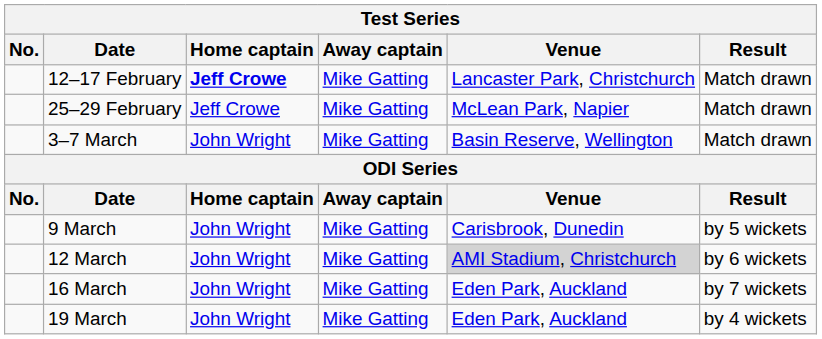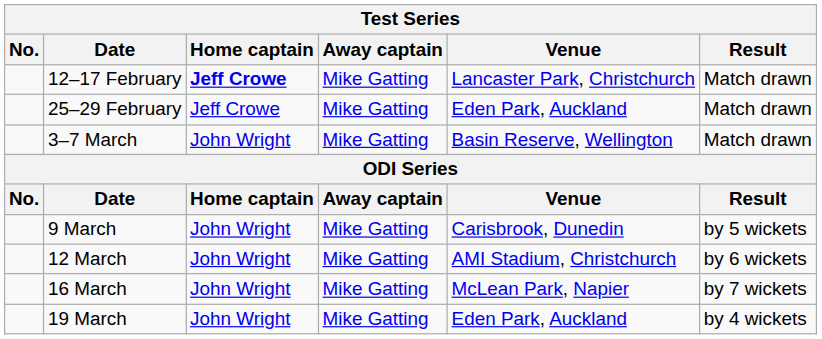(540, 109) McLean Park, Napier -> (539, 109) Eden Park, Auckland
(564, 259) lightgrey background -> (564, 259) no background
(539, 288) Eden Park, Auckland -> (540, 288) McLean Park, Napier
